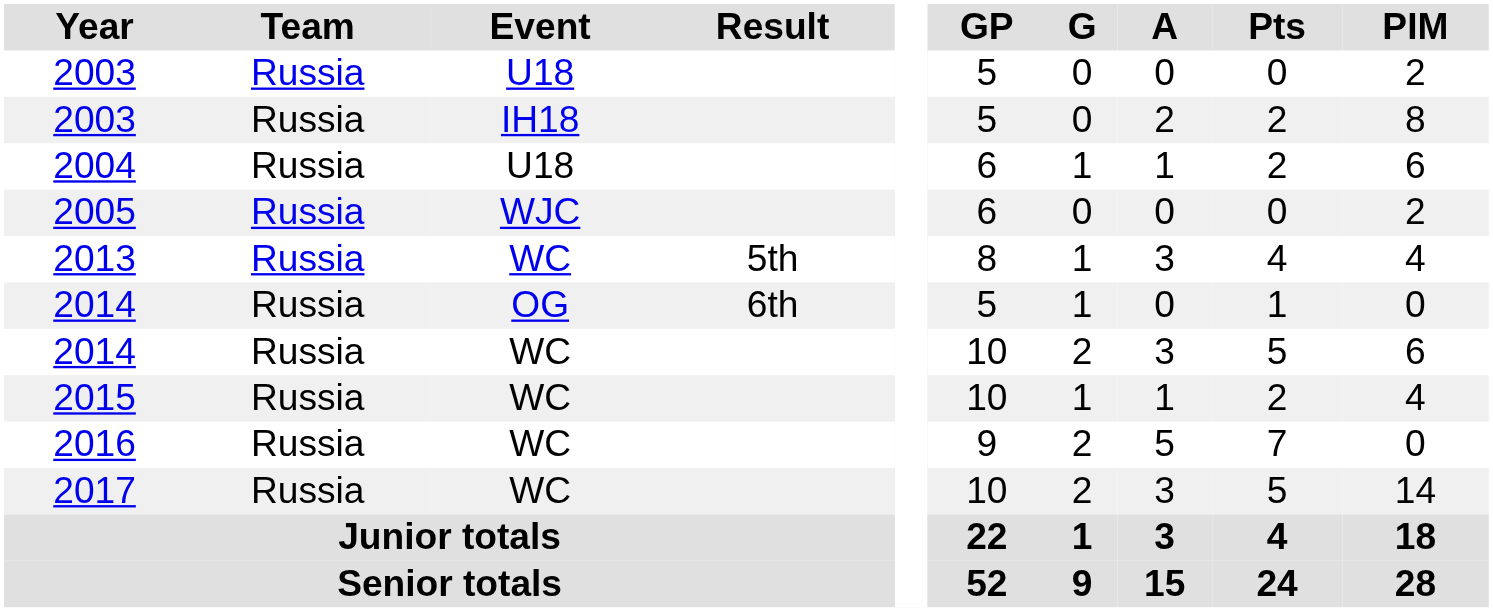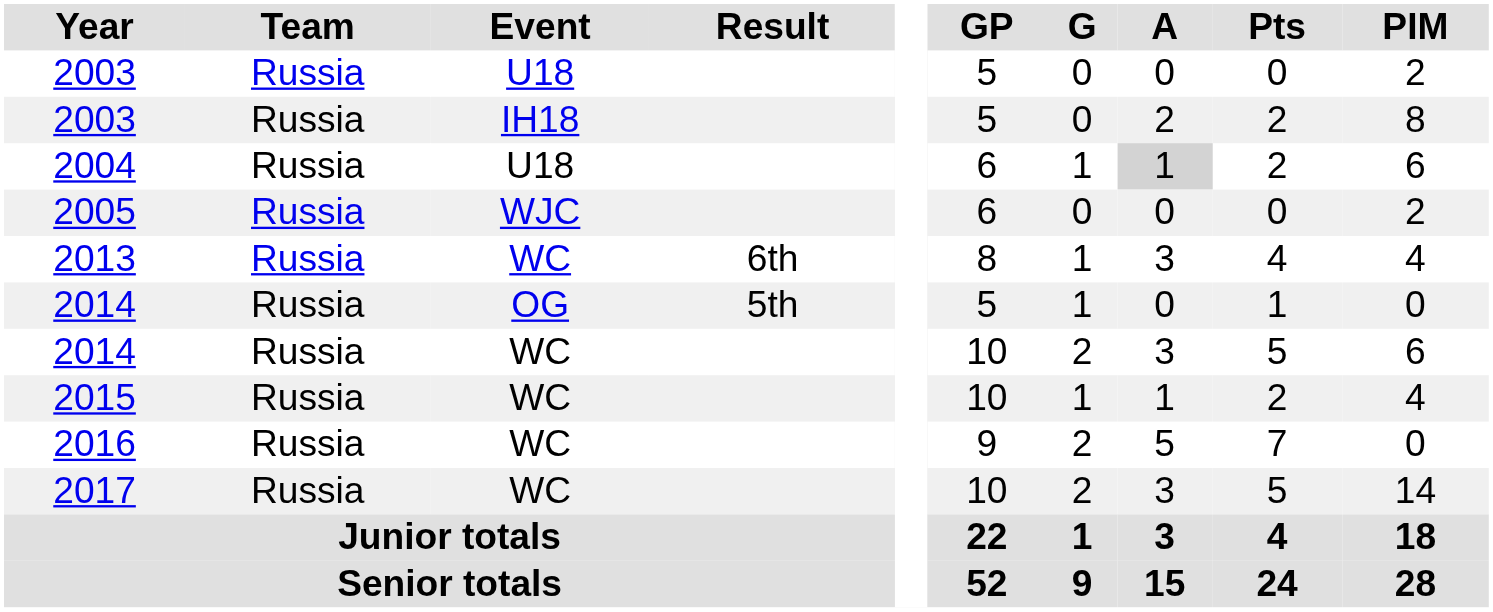(1165, 165) no background -> (1165, 165) lightgrey background
(773, 258) 5th -> (773, 258) 6th
(773, 304) 6th -> (773, 304) 5th
